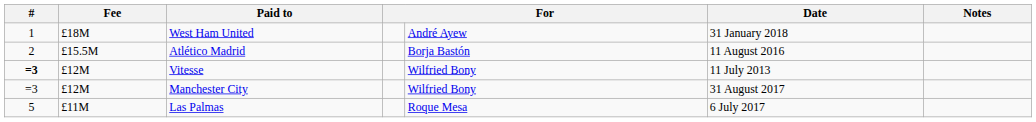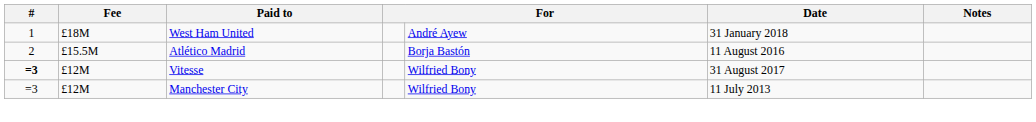(740, 70) 11 July 2013 -> (747, 70) 31 August 2017
(747, 88) 31 August 2017 -> (740, 88) 11 July 2013
- row: (196, 107)
